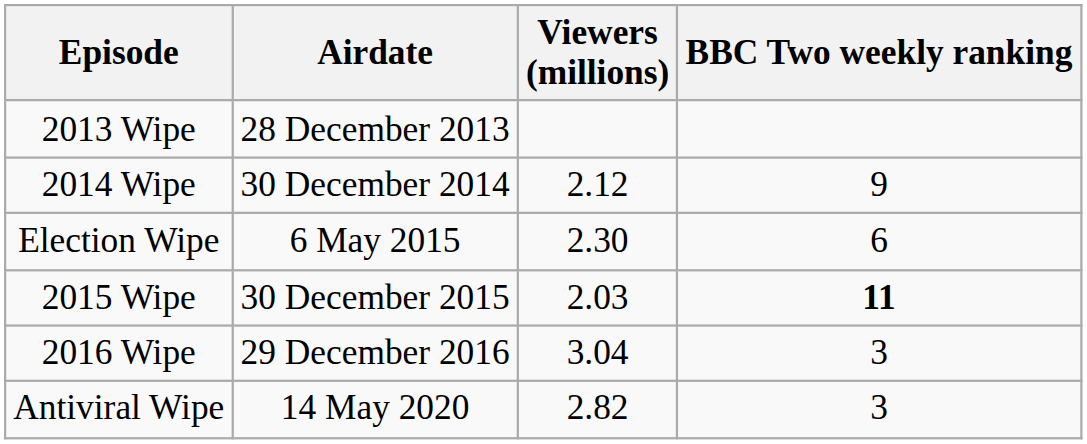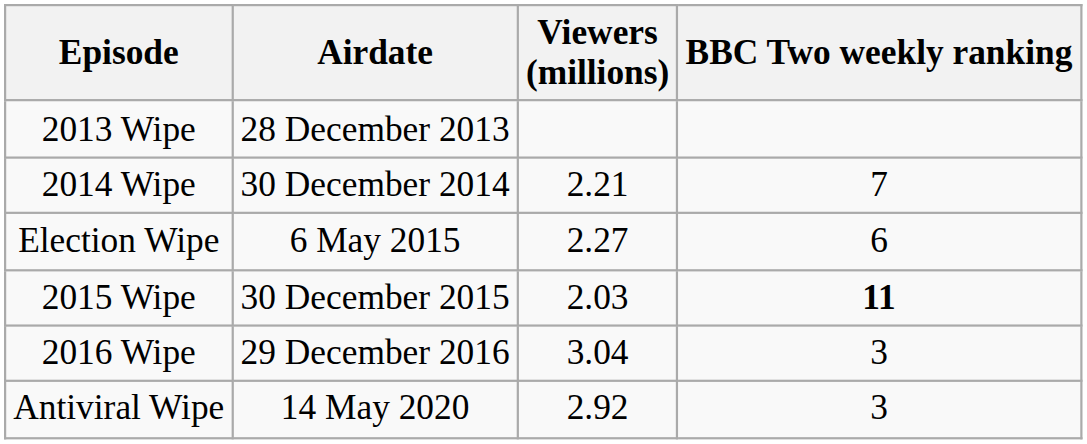(598, 184) 2.12 -> (598, 184) 2.21
(879, 184) 9 -> (879, 184) 7
(598, 240) 2.30 -> (598, 240) 2.27
(598, 408) 2.82 -> (598, 408) 2.92
